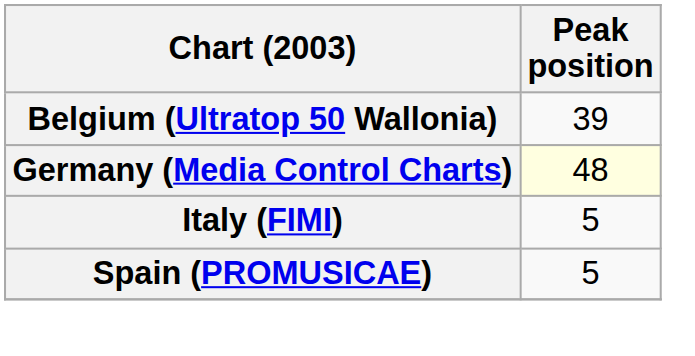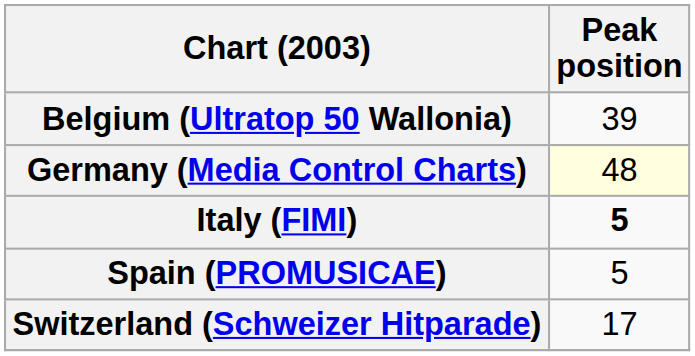(591, 221) normal -> (619, 221) bold
+ row: (277, 324)
